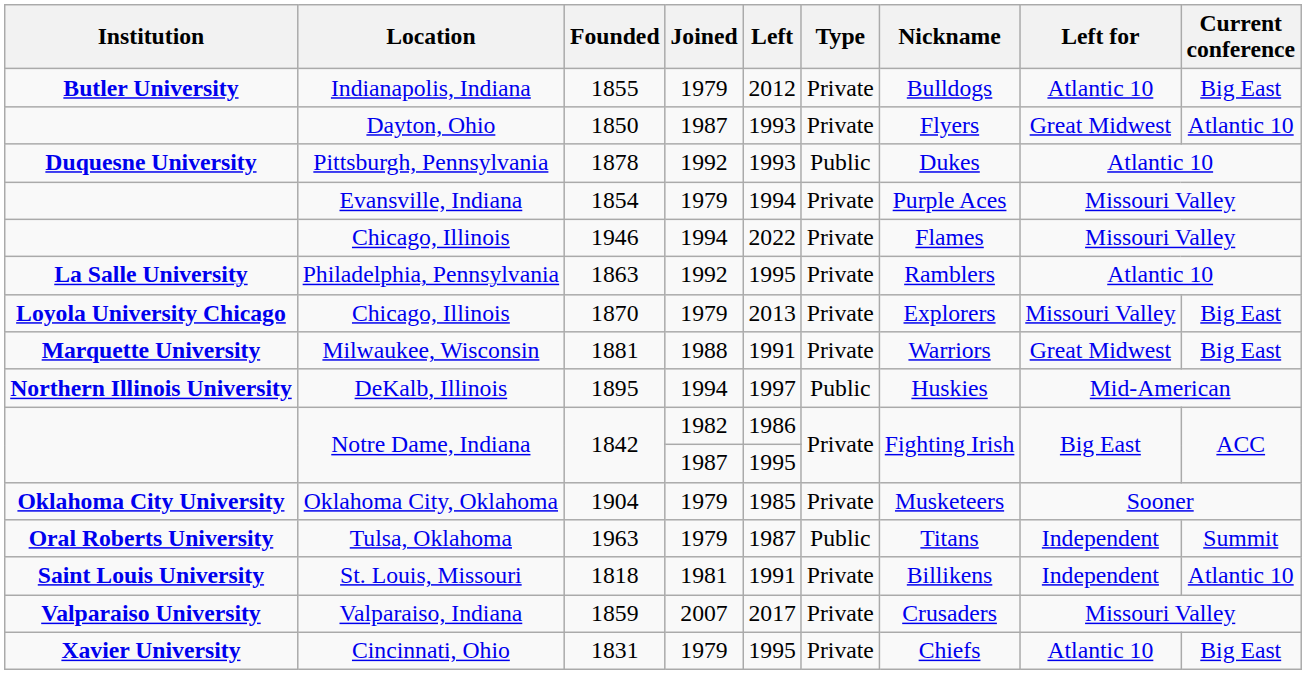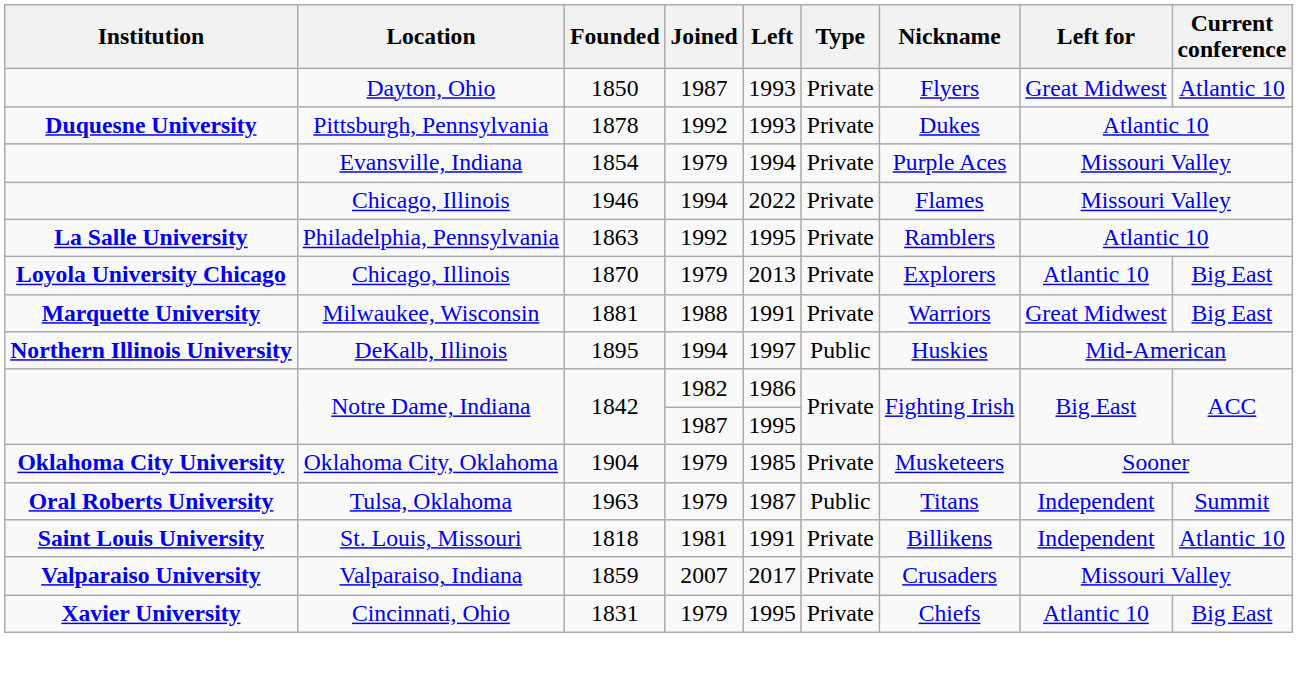- row: (615, 87)
(840, 162) Public -> (840, 125) Private
(1100, 312) Missouri Valley -> (1096, 275) Atlantic 10
